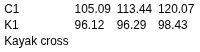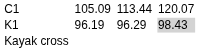(89, 25) 96.12 -> (89, 25) 96.19
(173, 25) no background -> (173, 25) lightgrey background
